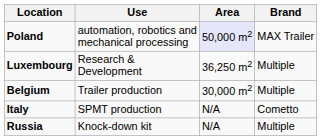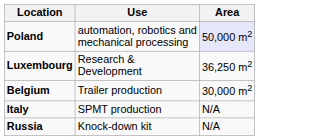- column: (286, 13)
